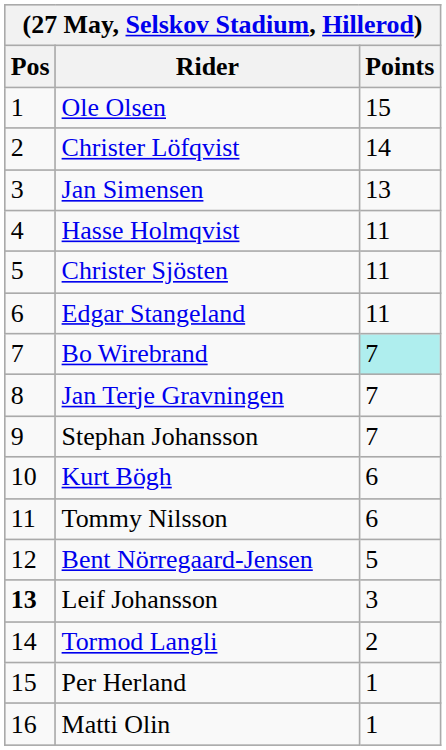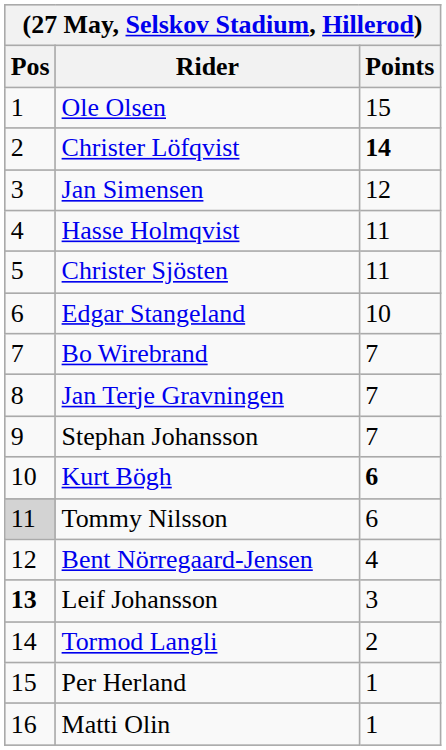(378, 148) normal -> (378, 148) bold
(378, 189) 13 -> (378, 189) 12
(378, 312) 11 -> (378, 312) 10
(372, 353) paleturquoise background -> (372, 353) no background
(372, 477) normal -> (372, 477) bold
(23, 518) no background -> (23, 518) lightgrey background
(372, 559) 5 -> (372, 559) 4
